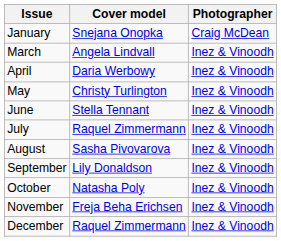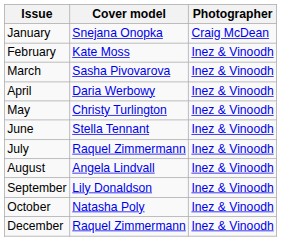+ row: (32, 52)
(114, 52) Angela Lindvall -> (121, 71) Sasha Pivovarova
(121, 149) Sasha Pivovarova -> (114, 168) Angela Lindvall
- row: (35, 206)
